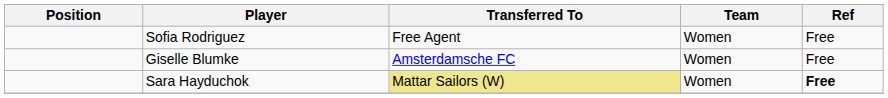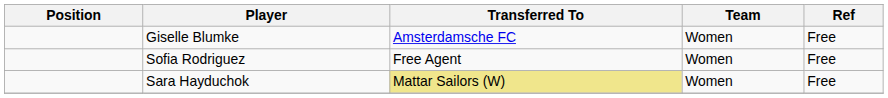rows swapped: (192, 59) <-> (195, 37)
(820, 81) bold -> (822, 81) normal
